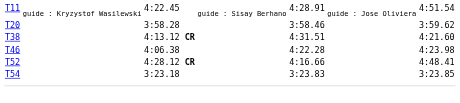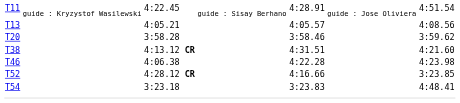+ row: (13, 25)
(437, 62) 4:48.41 -> (437, 74) 3:23.85
(437, 74) 3:23.85 -> (437, 87) 4:48.41
